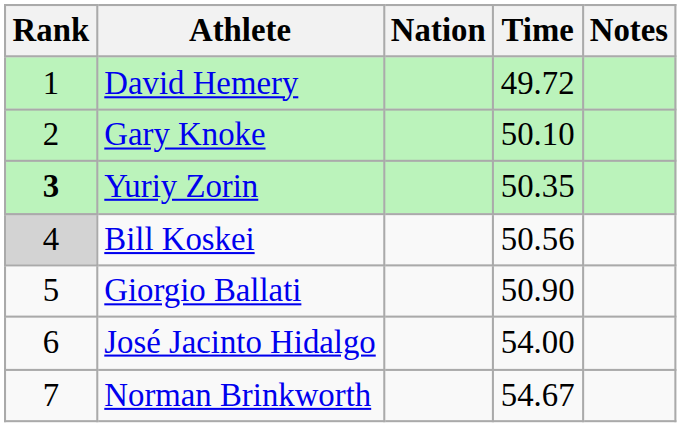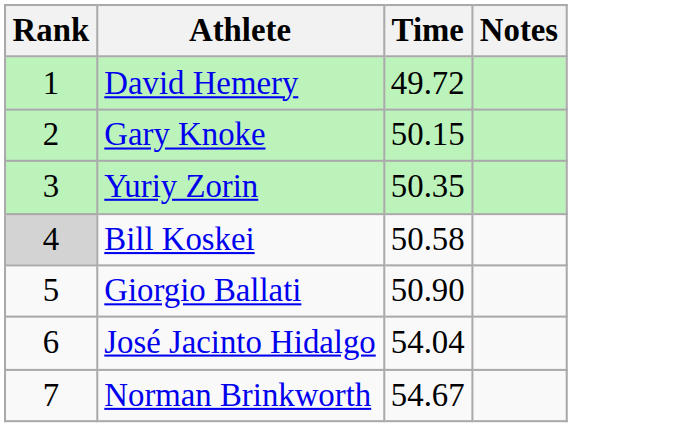- column: (438, 30)
(538, 134) 50.10 -> (428, 134) 50.15
(51, 186) bold -> (51, 186) normal
(538, 238) 50.56 -> (428, 238) 50.58
(538, 342) 54.00 -> (428, 342) 54.04
